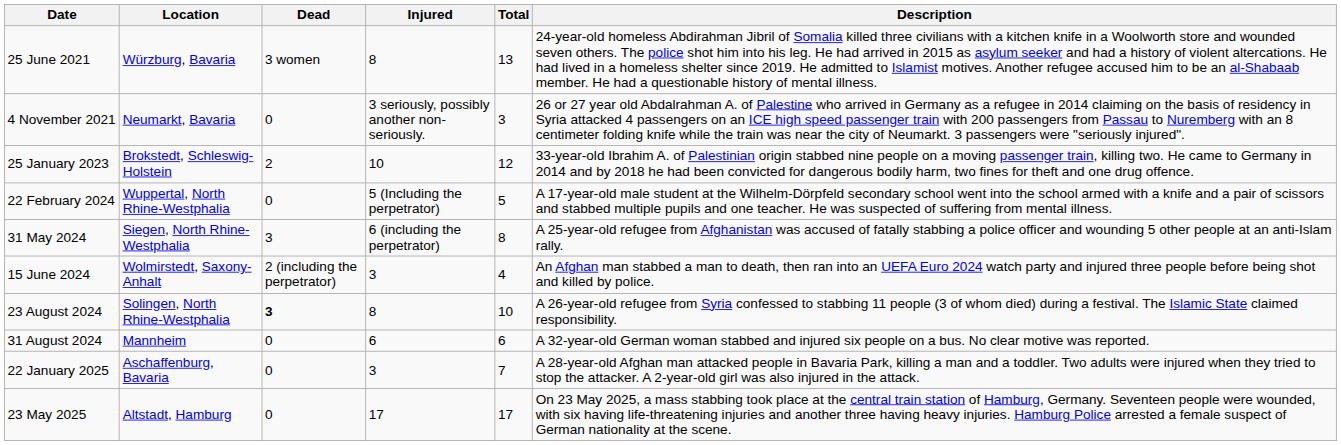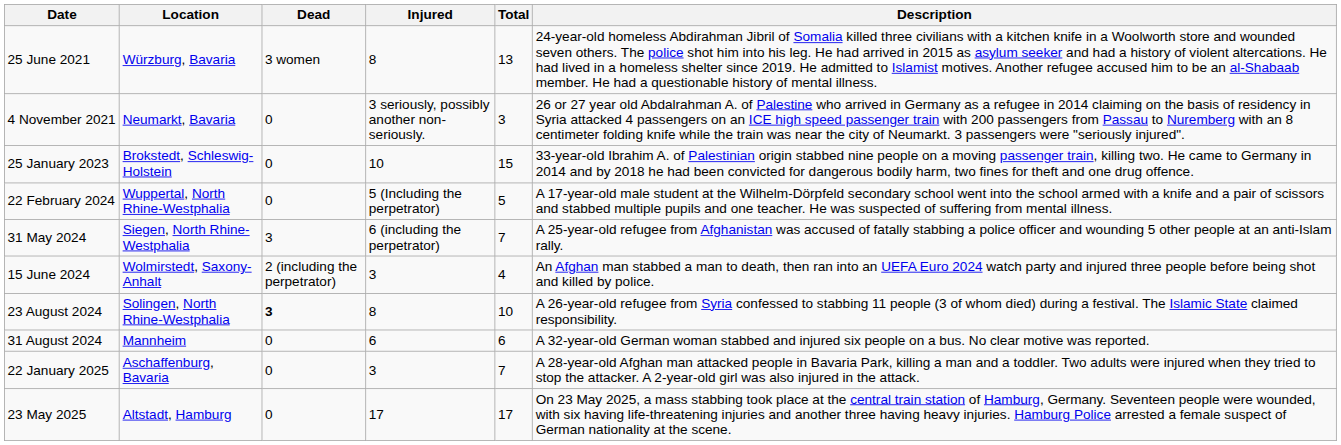(269, 164) 2 -> (269, 164) 0
(505, 164) 12 -> (505, 164) 15
(502, 237) 8 -> (502, 237) 7
